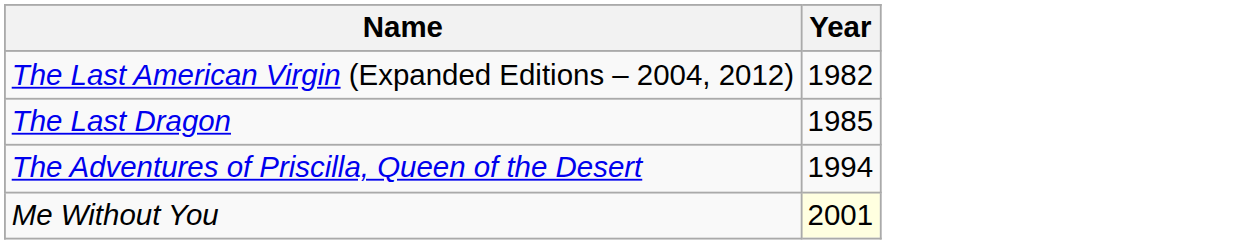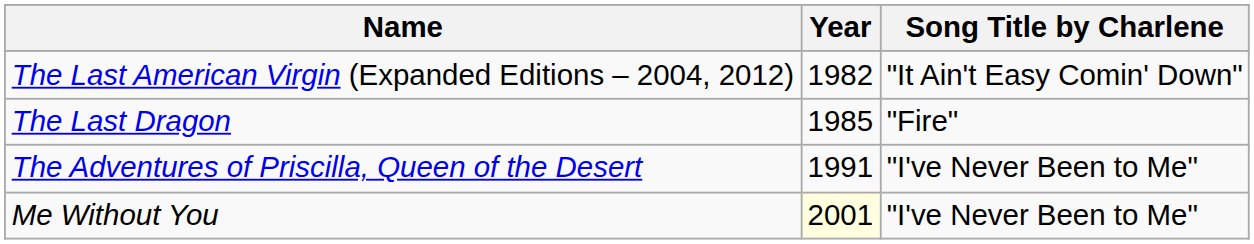+ column: (1065, 27)
(840, 167) 1994 -> (840, 167) 1991
